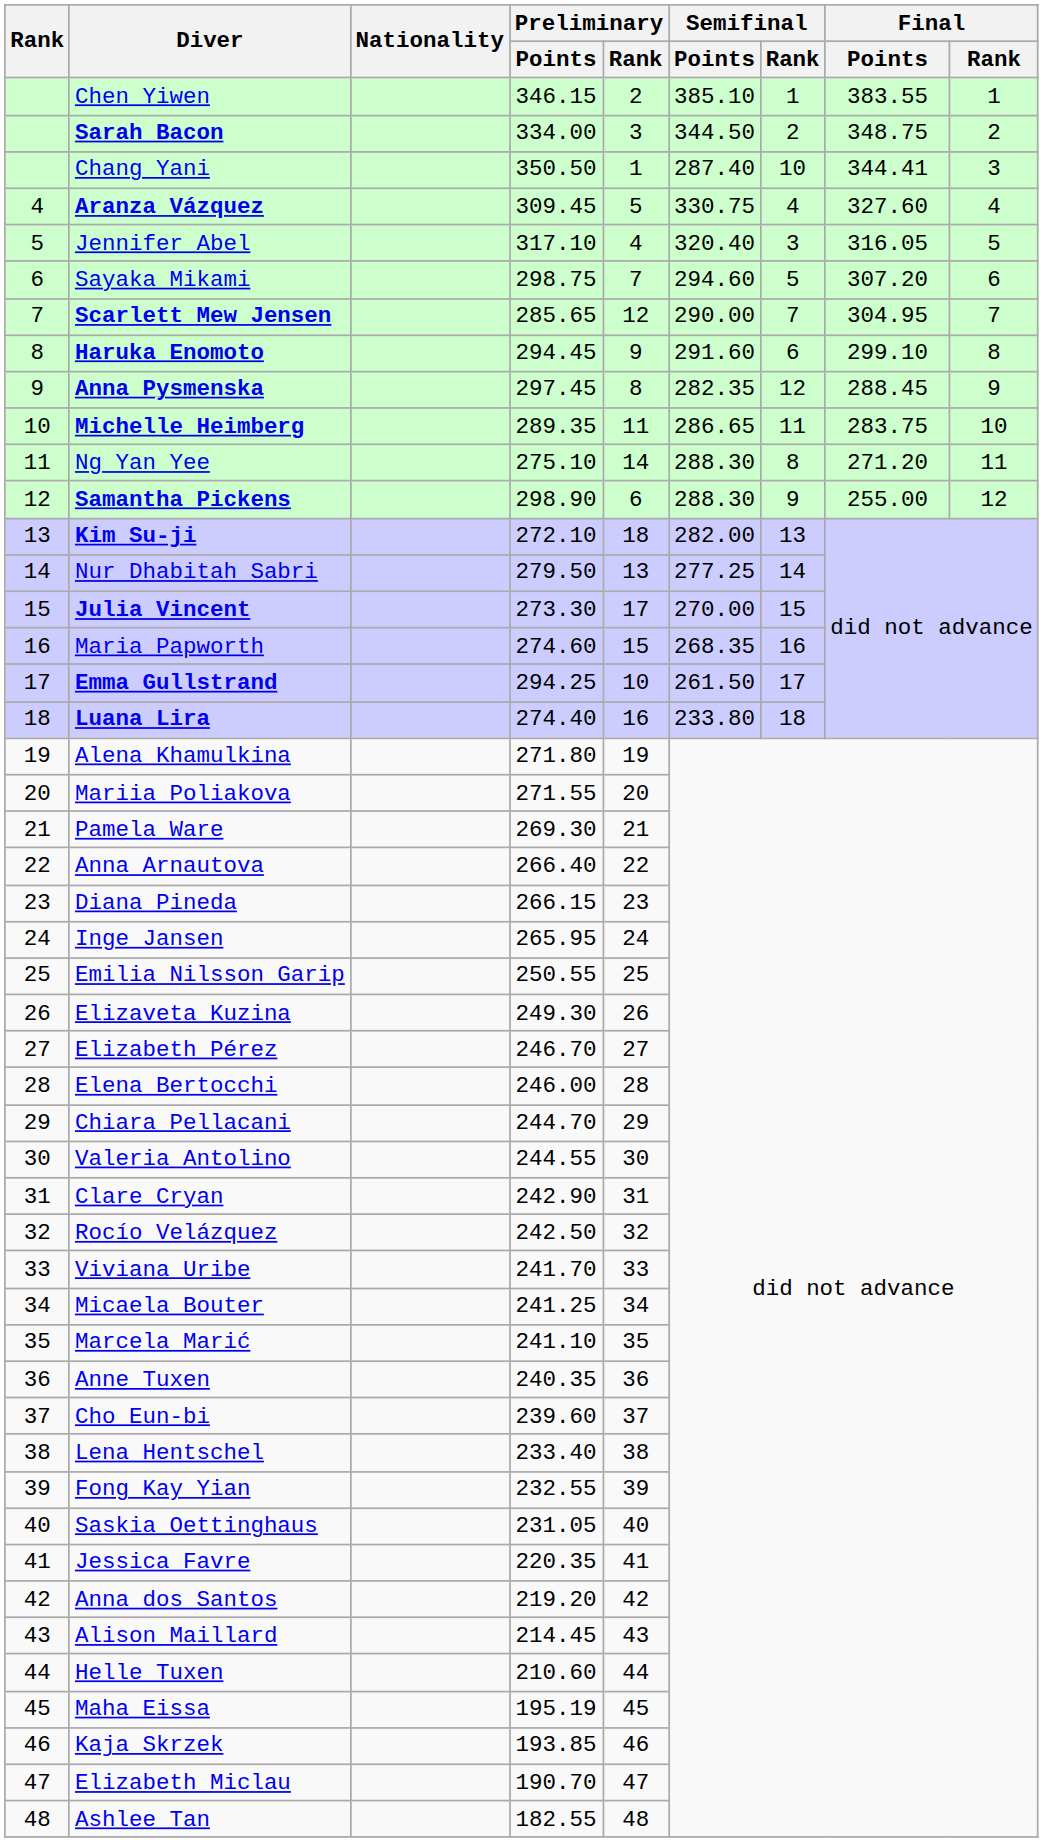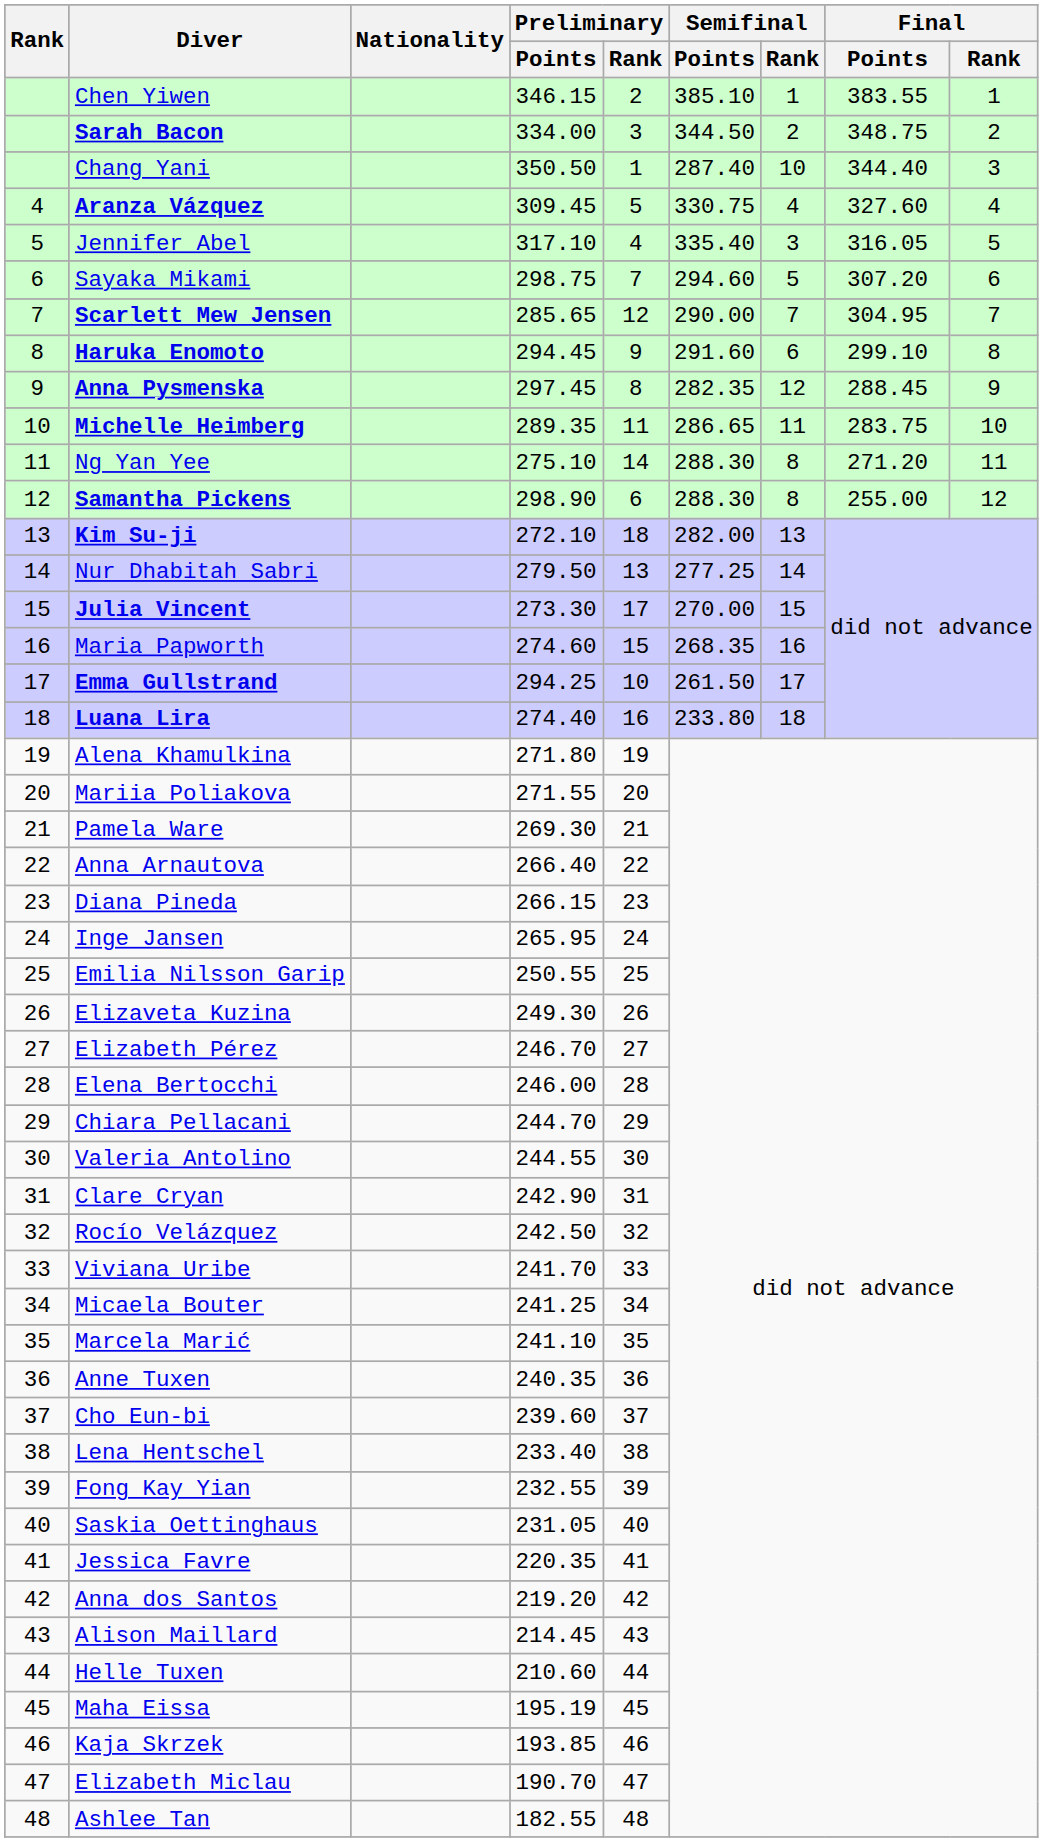(887, 170) 344.41 -> (887, 170) 344.40
(714, 243) 320.40 -> (714, 243) 335.40
(793, 500) 9 -> (793, 500) 8
